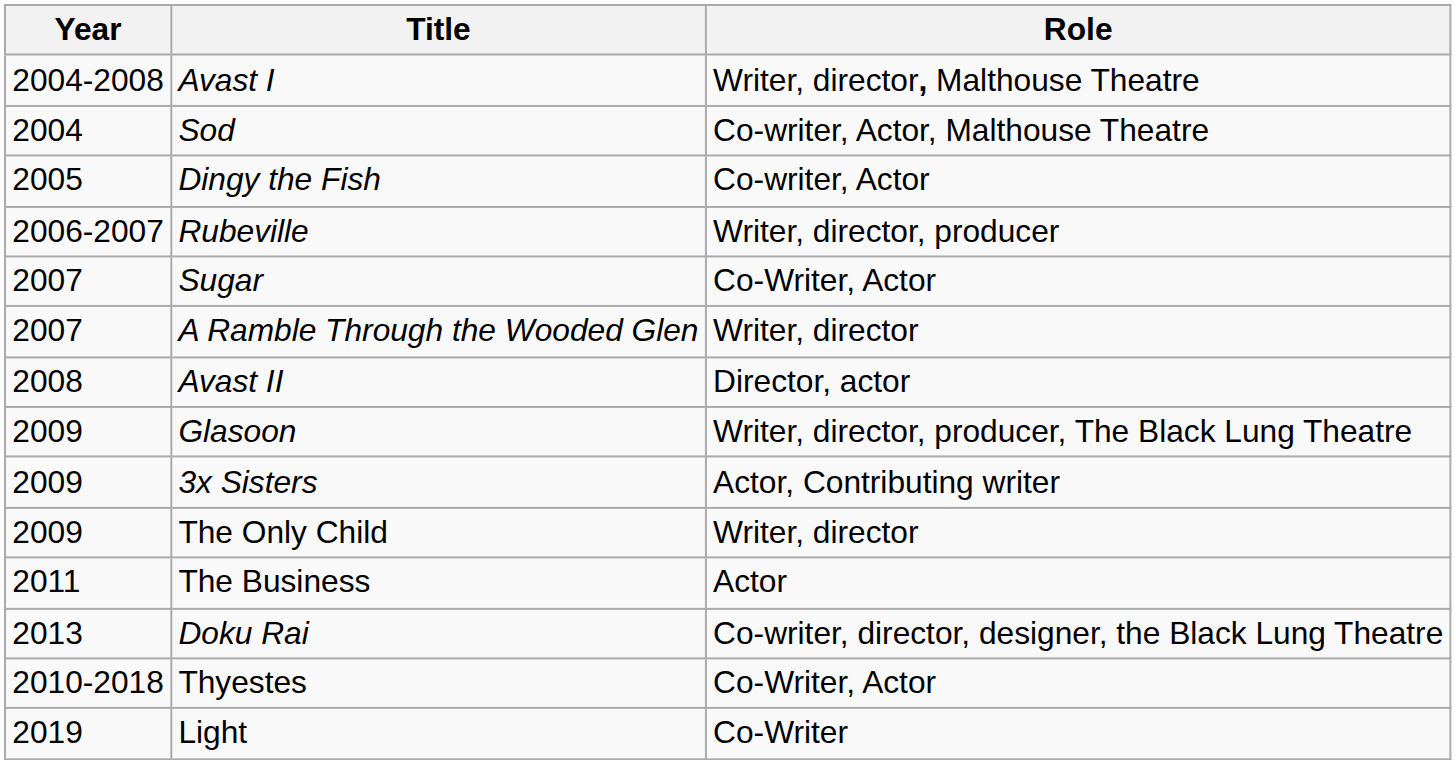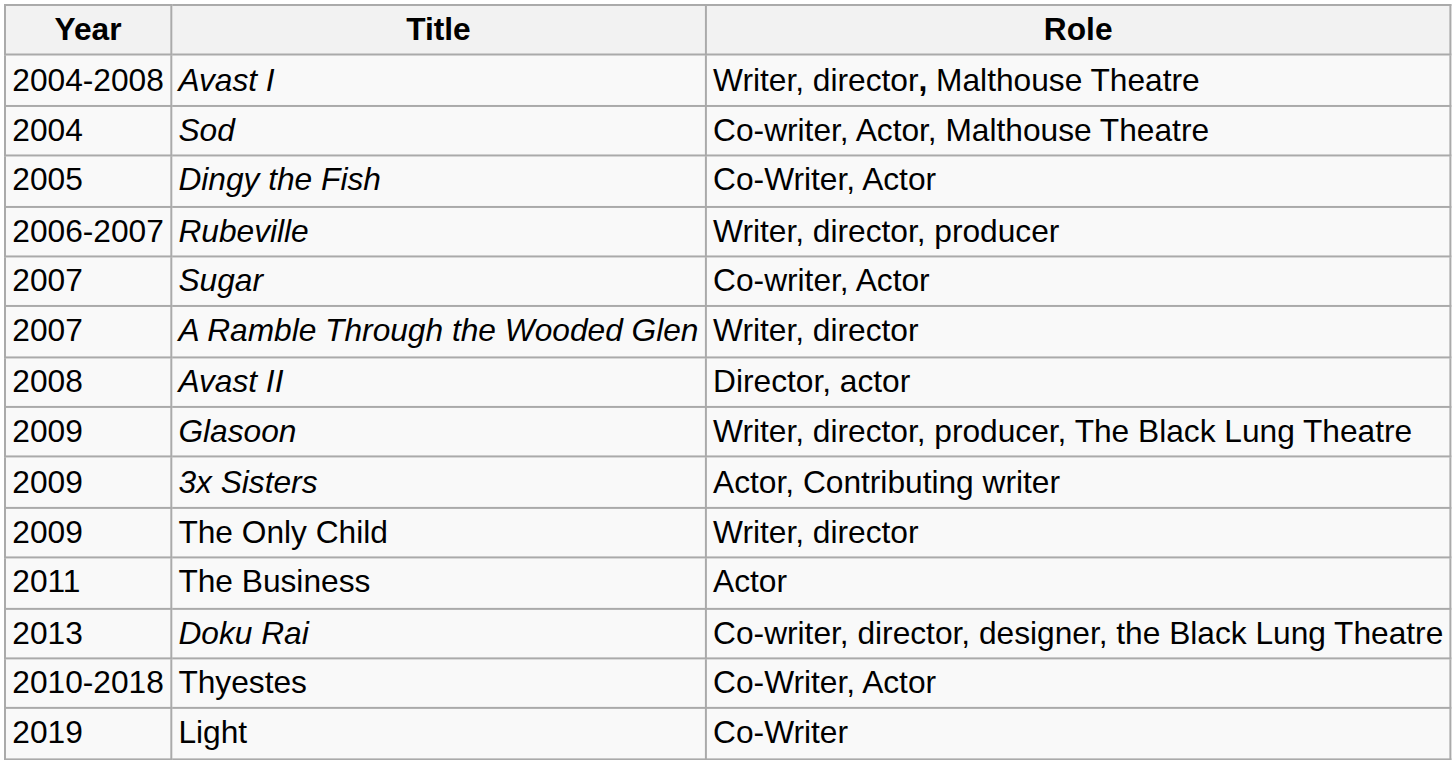(821, 180) Co-writer, Actor -> (825, 180) Co-Writer, Actor
(825, 280) Co-Writer, Actor -> (821, 280) Co-writer, Actor
